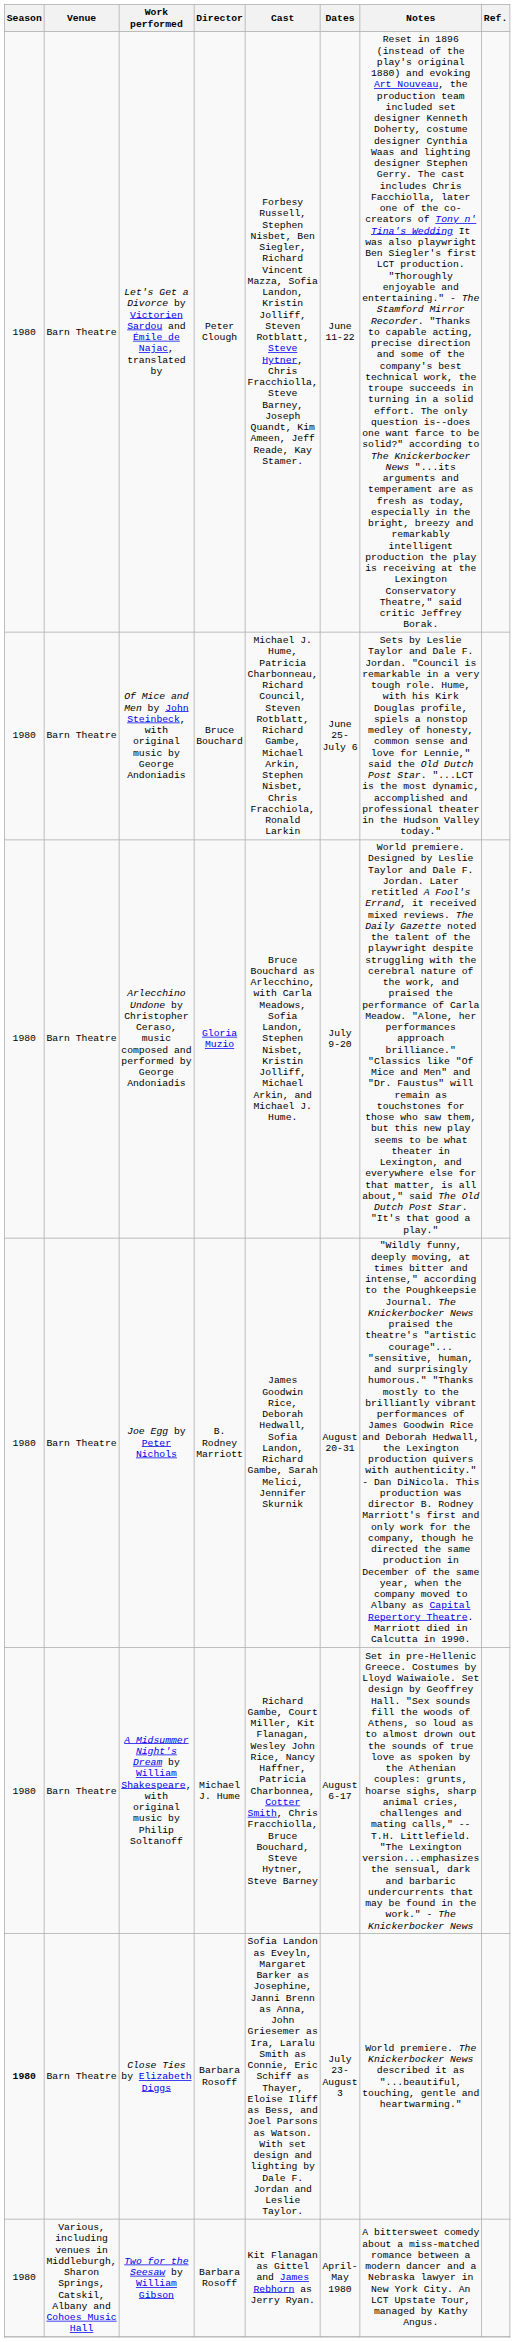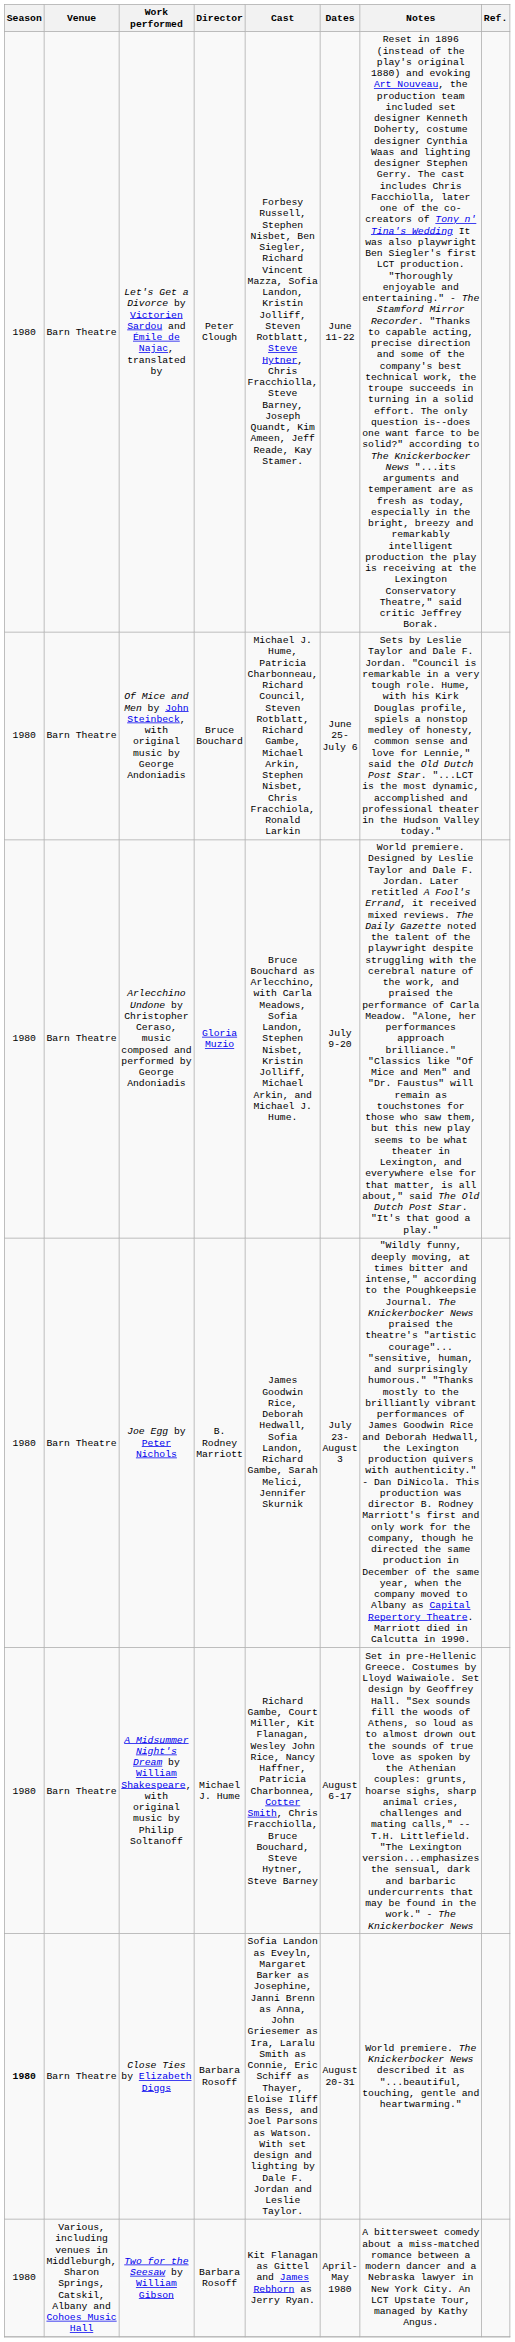(340, 1443) August 20-31 -> (340, 1443) July 23-August 3
(340, 2076) July 23-August 3 -> (340, 2076) August 20-31
